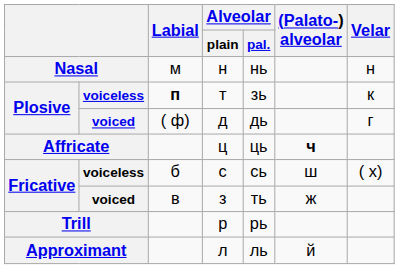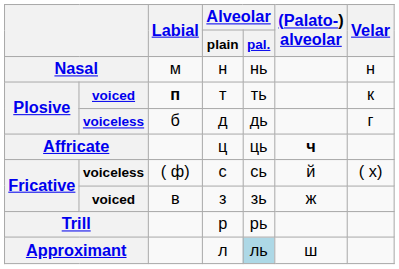(114, 96) voiceless -> (114, 96) voiced
(259, 95) зь -> (259, 95) ть
(114, 121) voiced -> (114, 121) voiceless
(175, 120) ( ф) -> (175, 120) б
(175, 172) б -> (175, 172) ( ф)
(311, 172) ш -> (311, 172) й
(259, 198) ть -> (259, 198) зь
(259, 250) no background -> (259, 250) lightblue background
(311, 250) й -> (311, 250) ш
